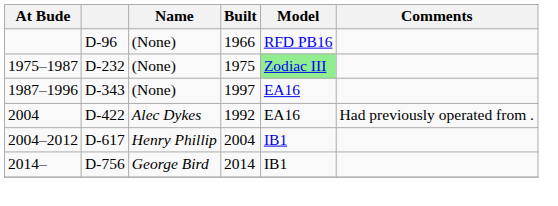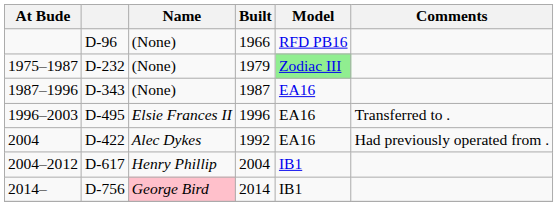(239, 66) 1975 -> (255, 66) 1979
(239, 90) 1997 -> (255, 90) 1987
+ row: (43, 115)
(170, 164) no background -> (170, 189) pink background
